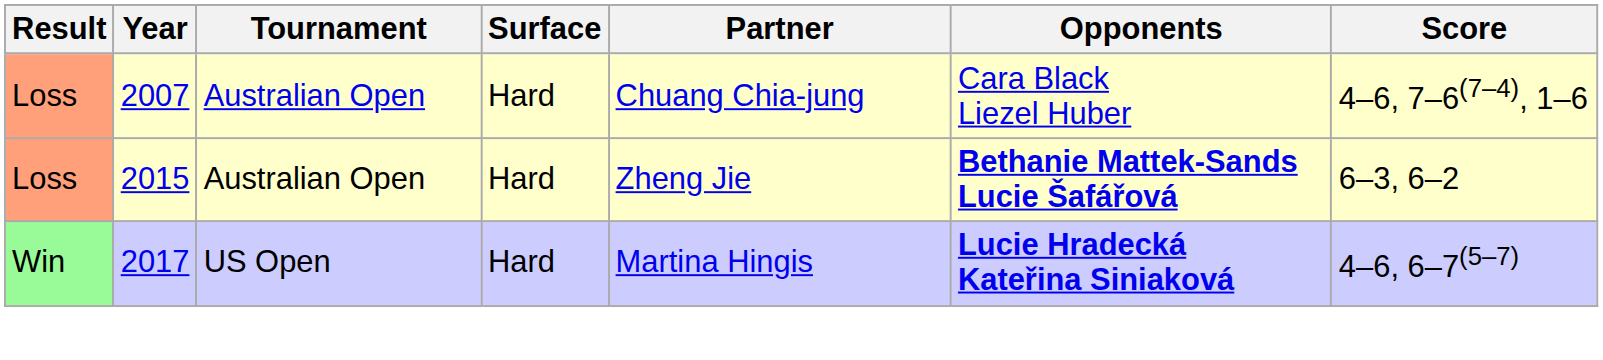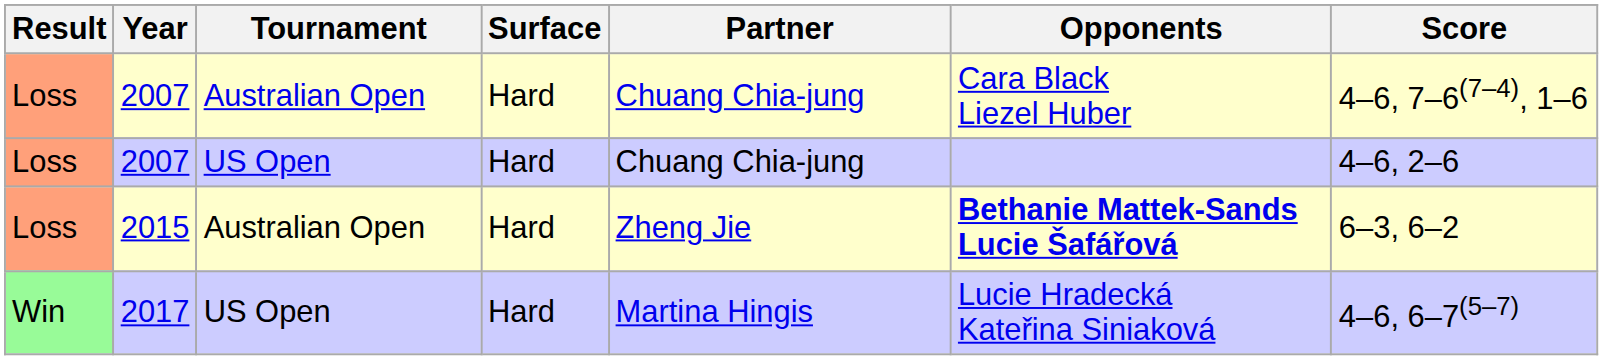+ row: (155, 161)
(1096, 262) bold -> (1087, 311) normal
